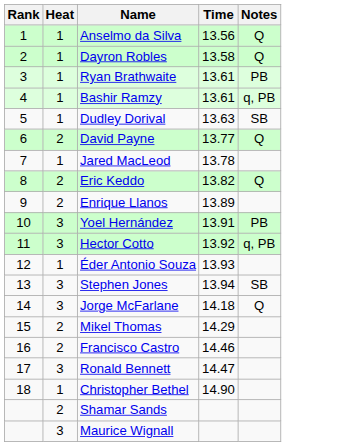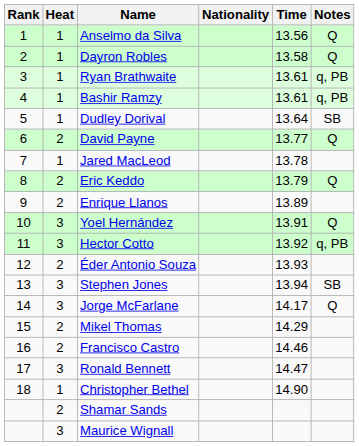+ column: (236, 14)
(259, 77) PB -> (332, 77) q, PB
(219, 118) 13.63 -> (292, 118) 13.64
(219, 181) 13.82 -> (292, 181) 13.79
(259, 222) PB -> (332, 222) Q
(60, 264) 1 -> (60, 264) 2
(219, 306) 14.18 -> (292, 306) 14.17
